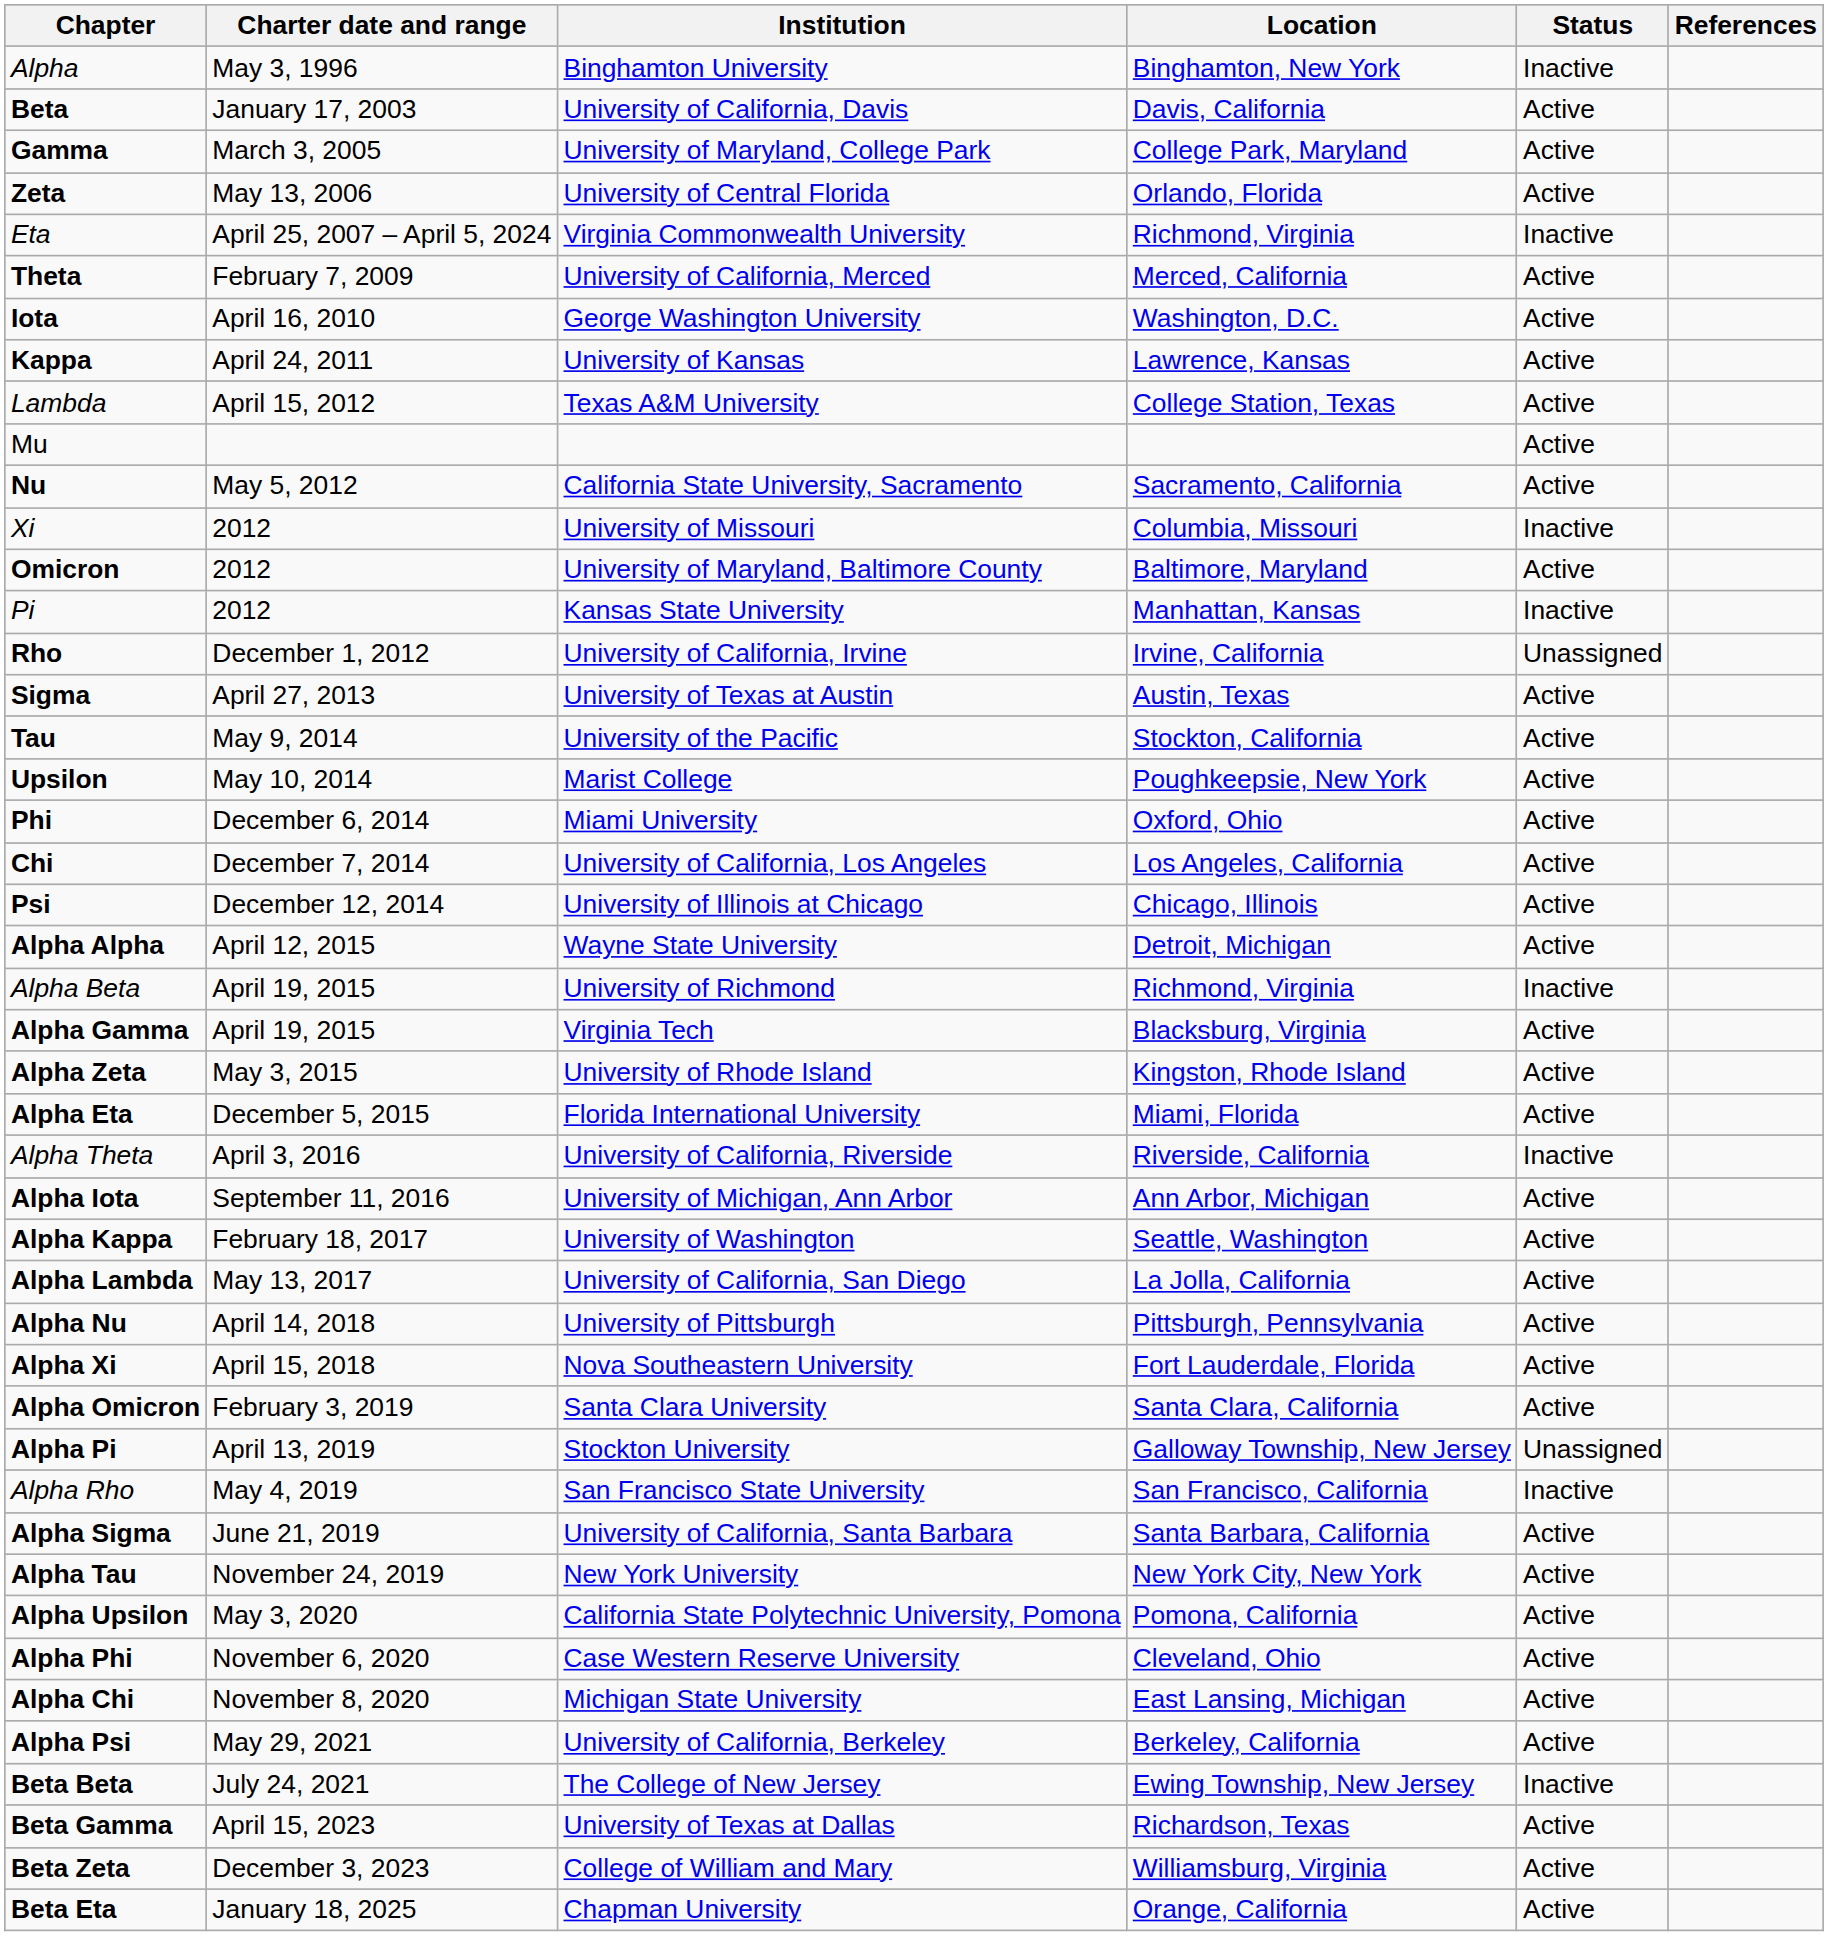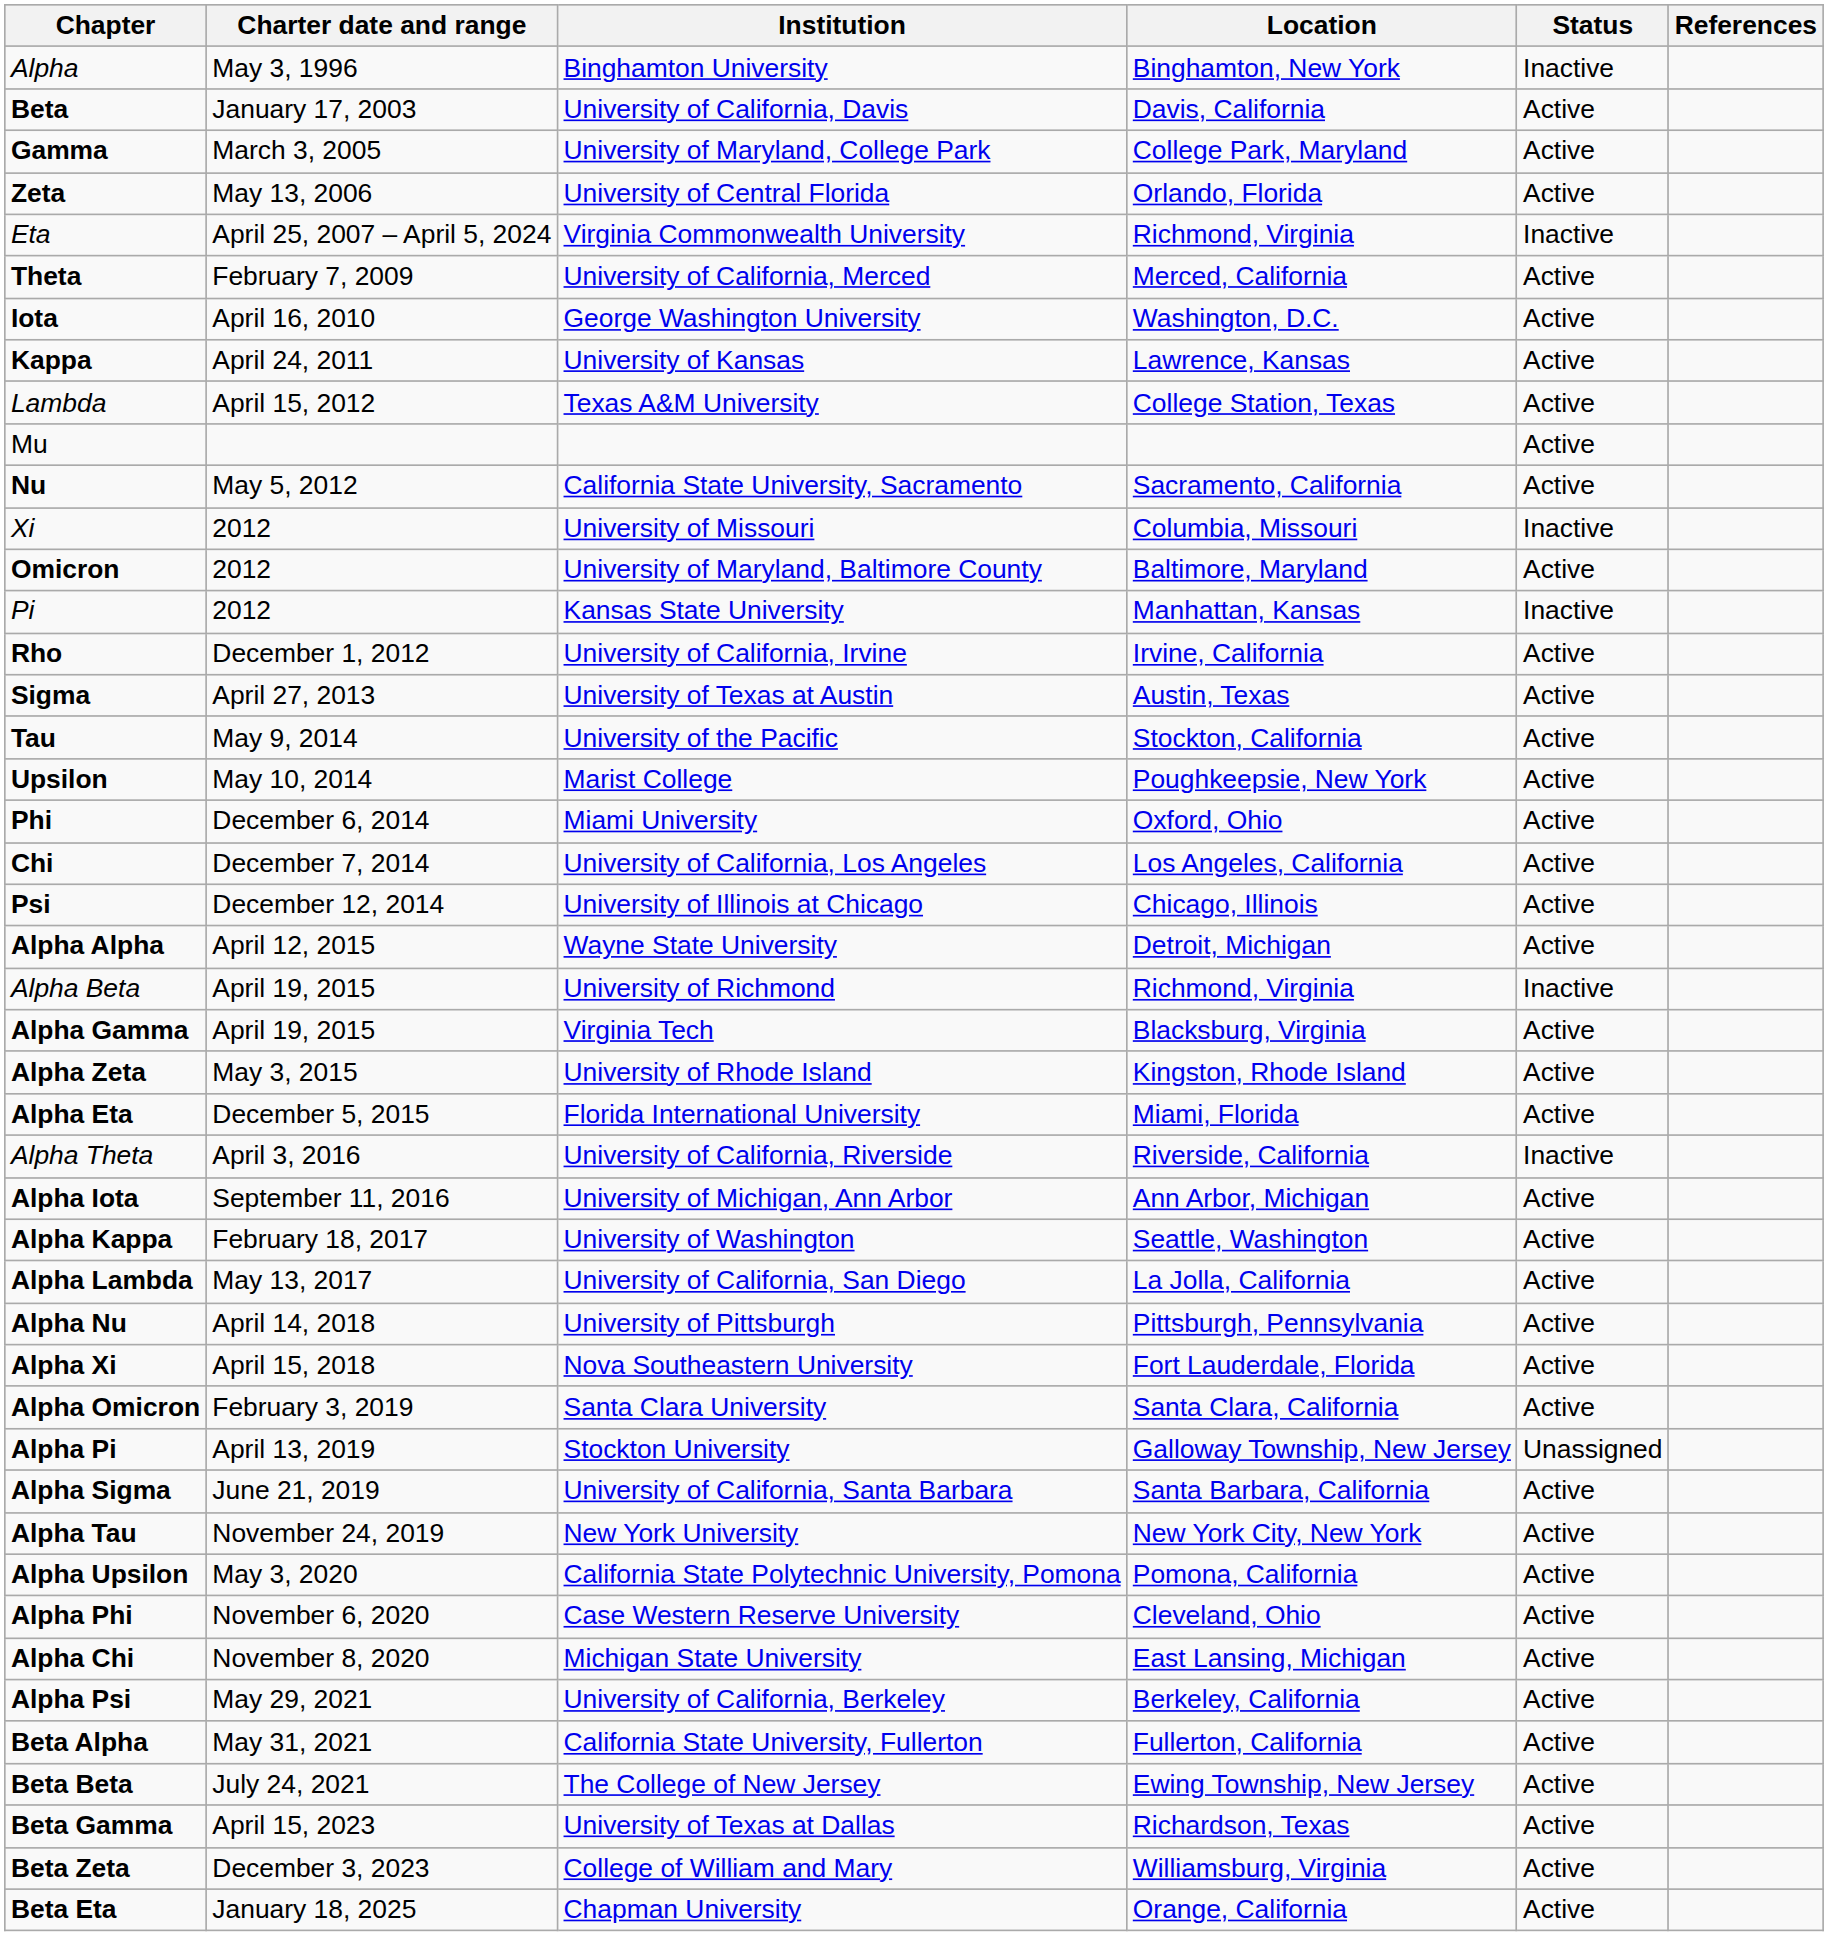(1593, 653) Unassigned -> (1559, 653) Active
- row: (73, 1490)
+ row: (79, 1742)
(1569, 1783) Inactive -> (1559, 1783) Active
